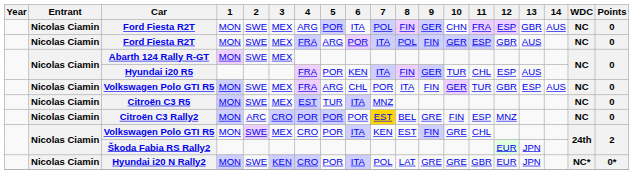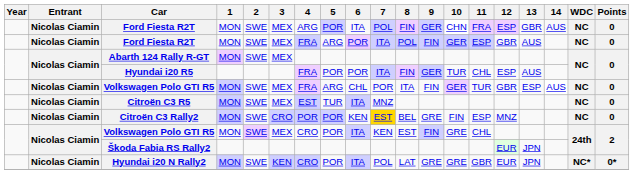(358, 72) KEN -> (358, 72) POR
(256, 117) ARC -> (256, 117) SWE
(358, 117) POR -> (358, 117) KEN
